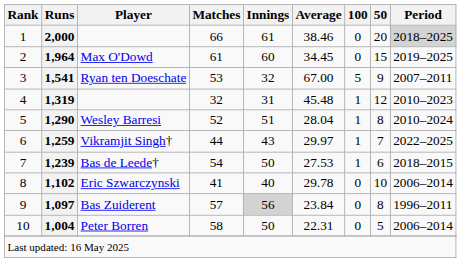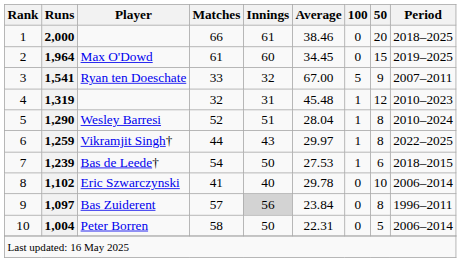(423, 36) lightgrey background -> (423, 36) no background
(216, 78) 53 -> (216, 78) 33
(380, 141) 7 -> (380, 141) 8
